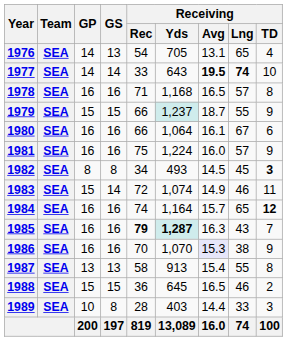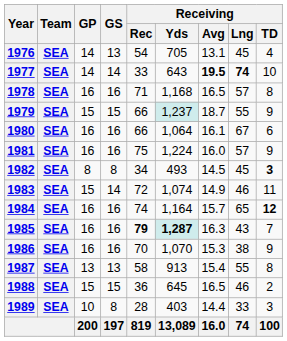(242, 53) 65 -> (242, 53) 45
(213, 248) lavender background -> (213, 248) no background
